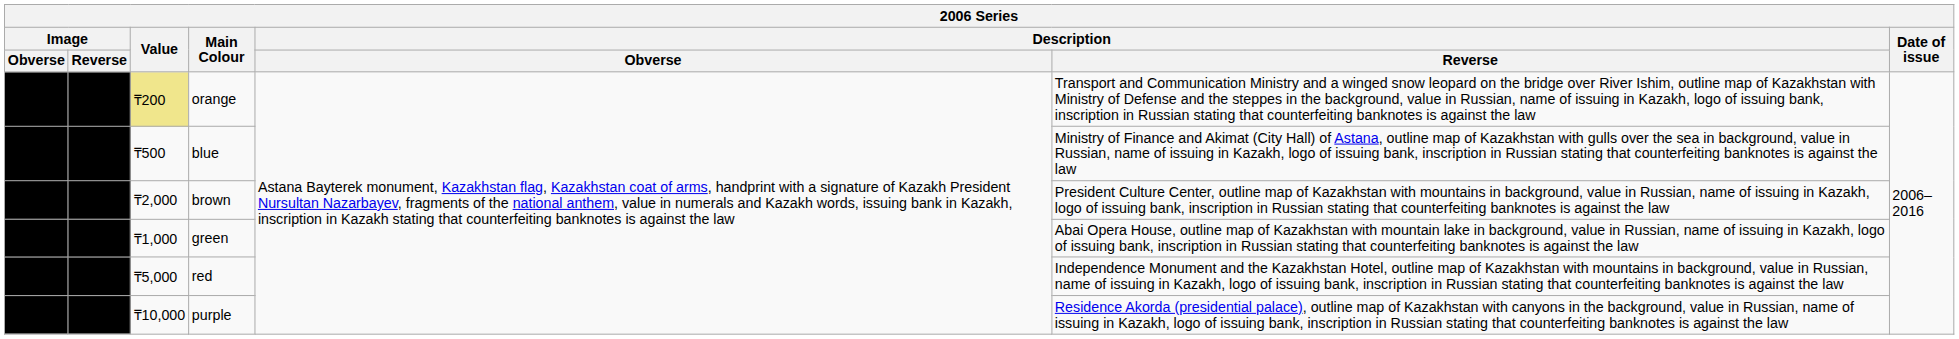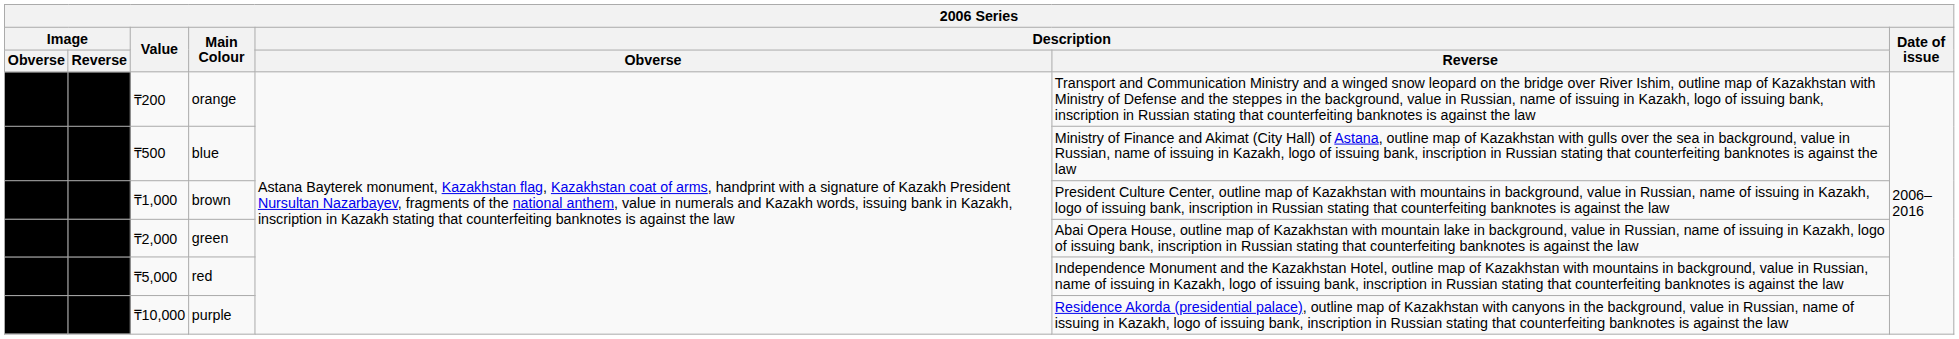(150, 100) khaki background -> (150, 100) no background
(155, 201) ₸2,000 -> (155, 201) ₸1,000
(155, 239) ₸1,000 -> (155, 239) ₸2,000
